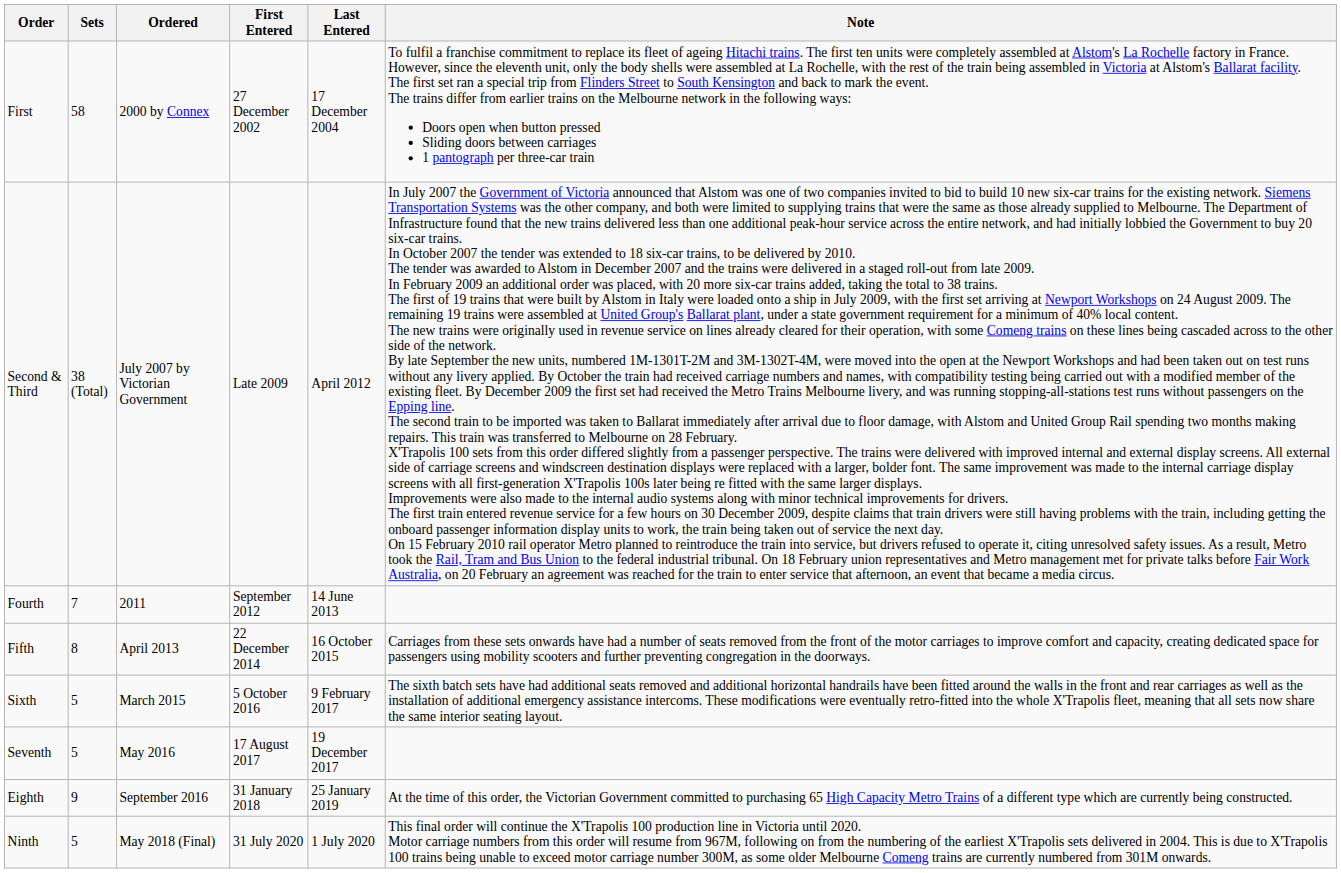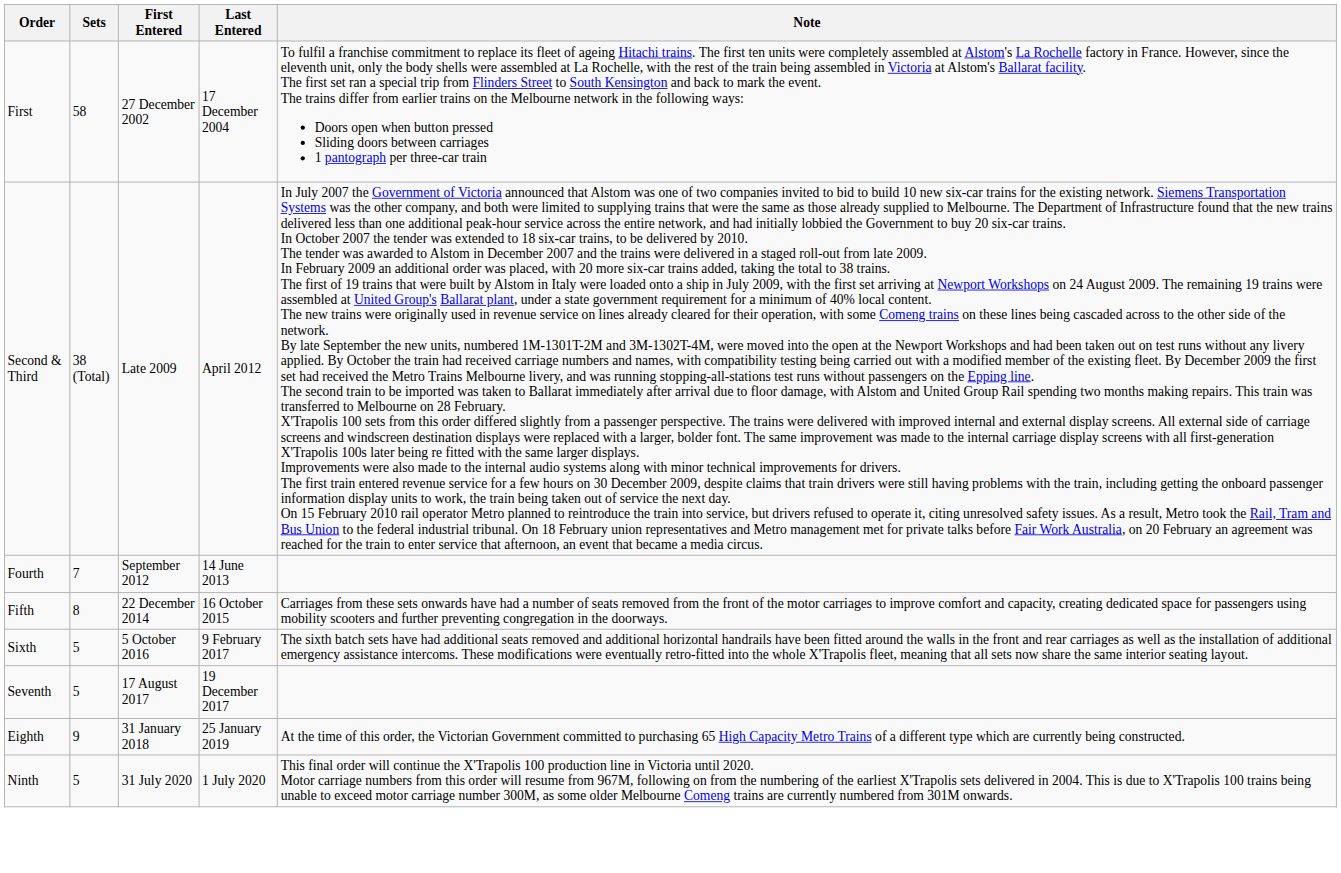- column: (173, 22)
